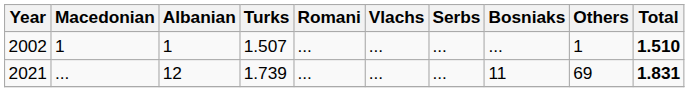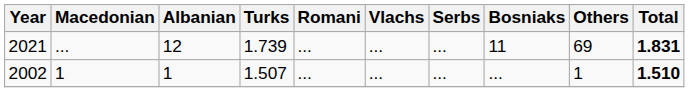rows swapped: (28, 45) <-> (28, 73)
